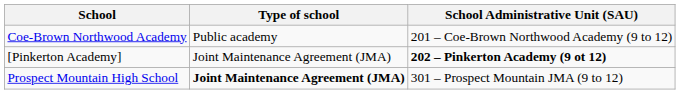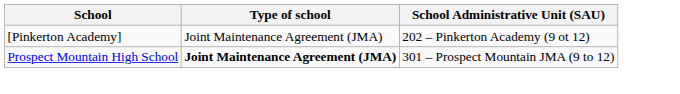- row: (97, 36)
(509, 57) bold -> (496, 36) normal
